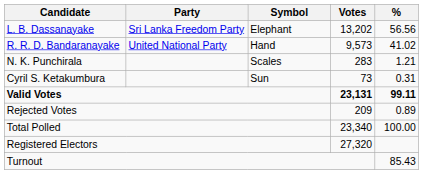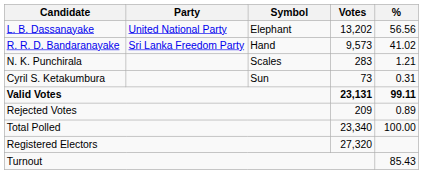(186, 29) Sri Lanka Freedom Party -> (178, 29) United National Party
(178, 45) United National Party -> (186, 45) Sri Lanka Freedom Party
